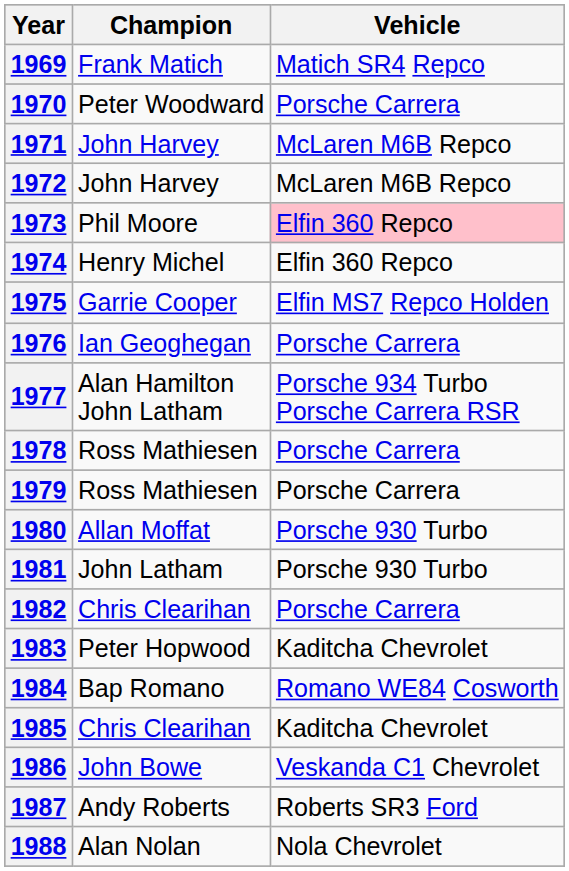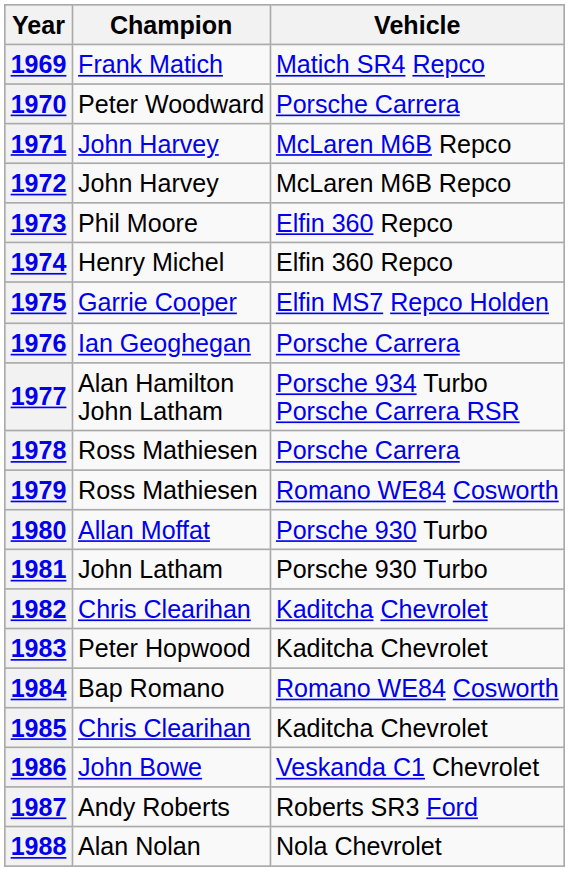(364, 223) pink background -> (364, 223) no background
(368, 490) Porsche Carrera -> (417, 490) Romano WE84 Cosworth
(368, 609) Porsche Carrera -> (382, 609) Kaditcha Chevrolet
